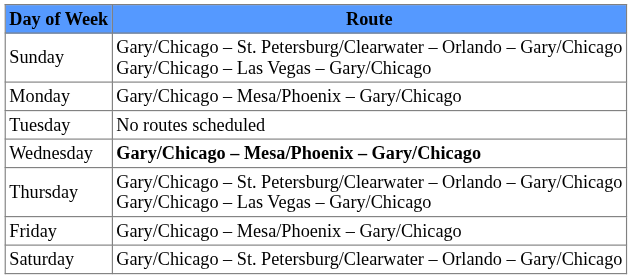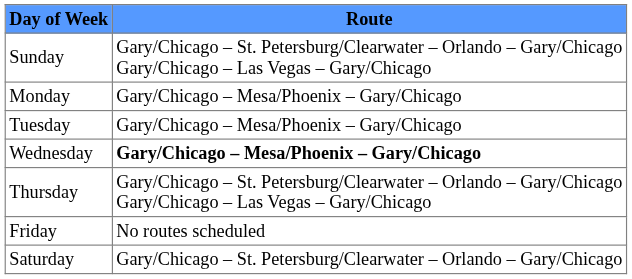(191, 124) No routes scheduled -> (289, 124) Gary/Chicago – Mesa/Phoenix – Gary/Chicago
(289, 230) Gary/Chicago – Mesa/Phoenix – Gary/Chicago -> (191, 230) No routes scheduled
